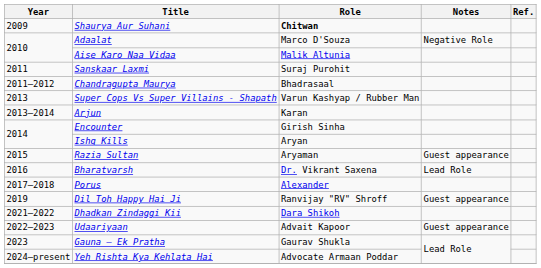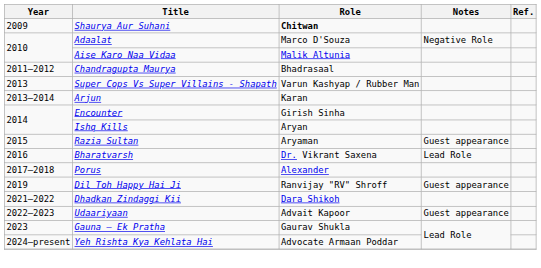- row: (112, 69)
